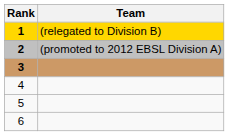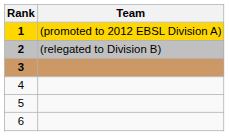(101, 31) (relegated to Division B) -> (131, 31) (promoted to 2012 EBSL Division A)
(131, 49) (promoted to 2012 EBSL Division A) -> (101, 49) (relegated to Division B)
